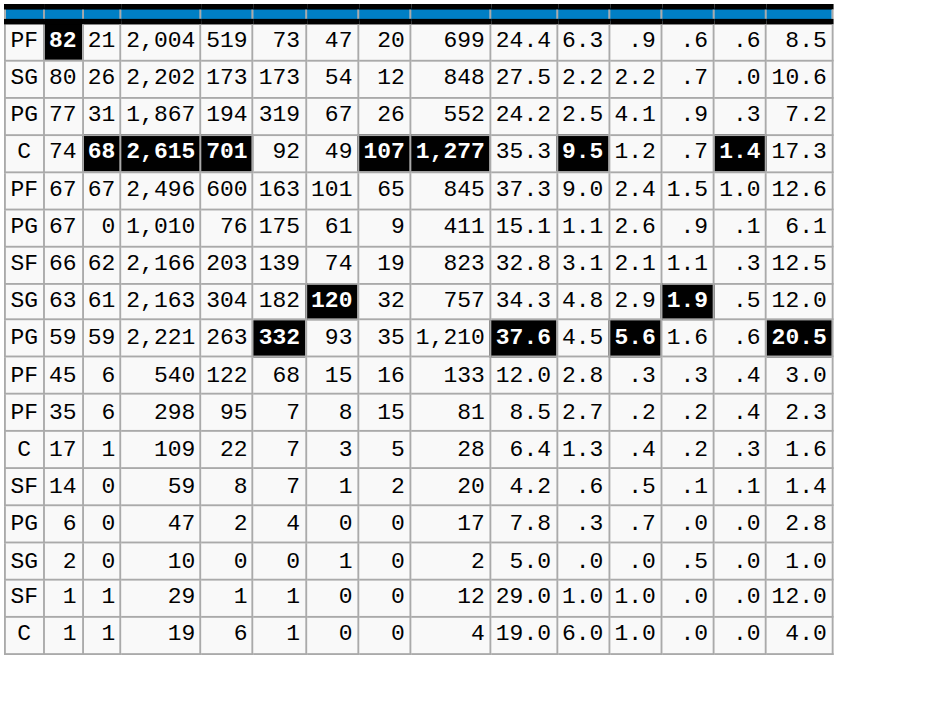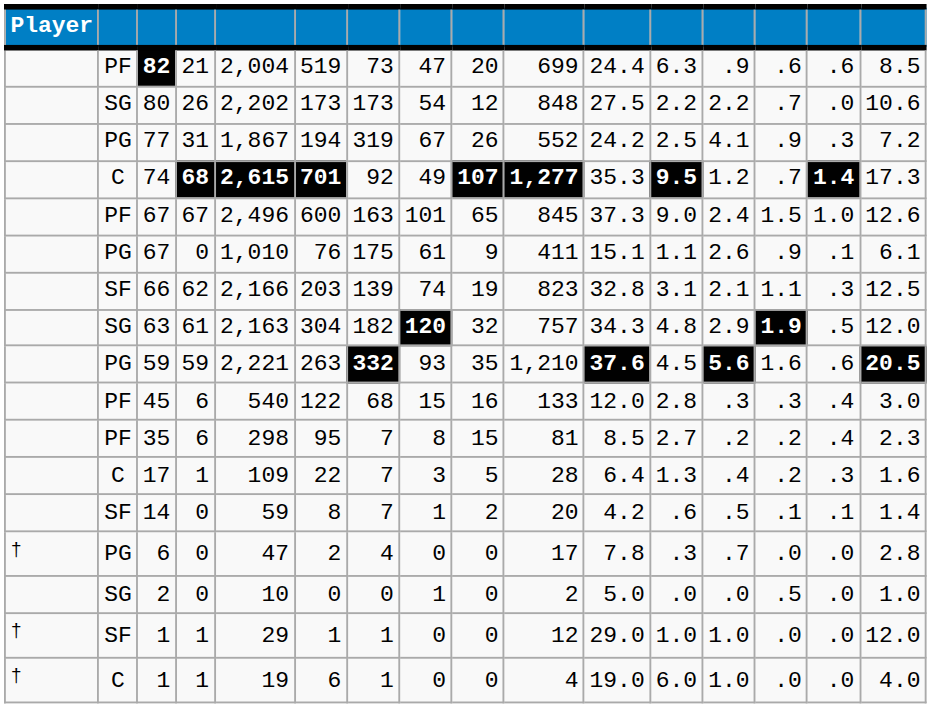+ column: (52, 28)
